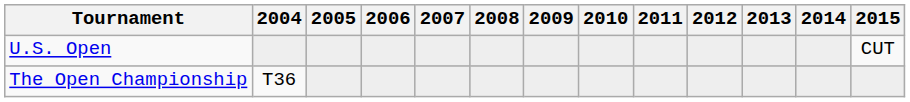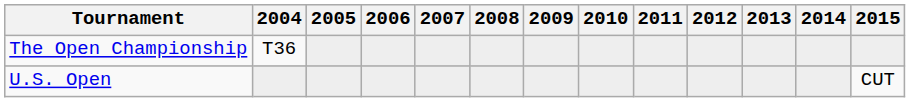rows swapped: (60, 51) <-> (128, 81)
